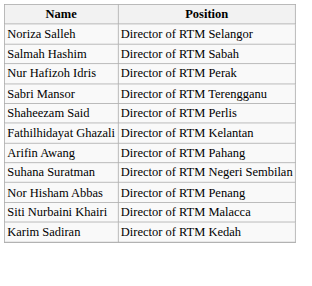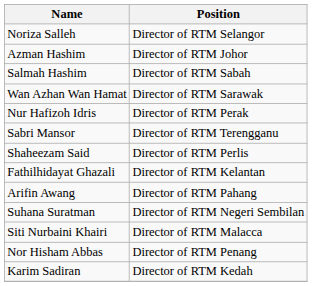+ row: (46, 53)
+ row: (67, 93)
rows swapped: (57, 212) <-> (55, 192)
